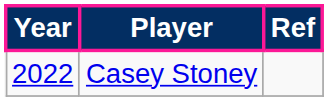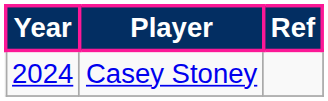(43, 73) 2022 -> (43, 73) 2024
